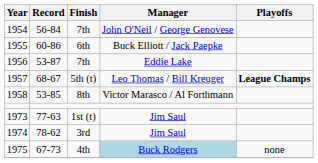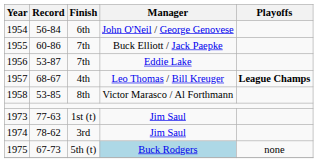(83, 29) 7th -> (83, 29) 6th
(83, 45) 6th -> (83, 45) 7th
(83, 78) 5th (t) -> (83, 78) 4th
(83, 149) 4th -> (83, 149) 5th (t)
